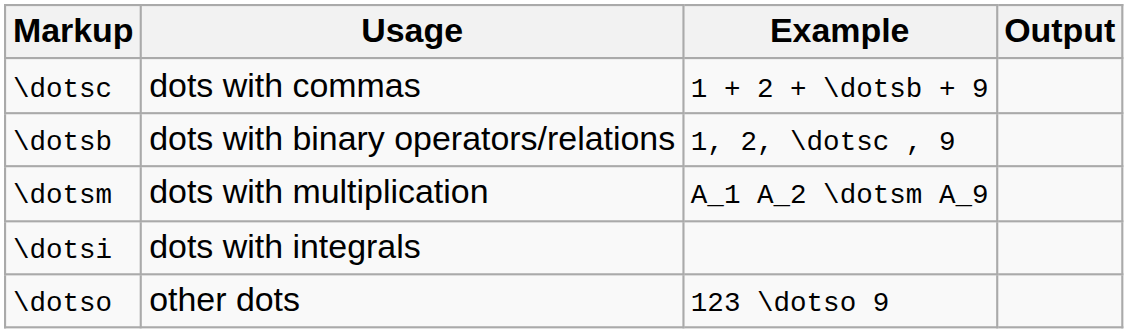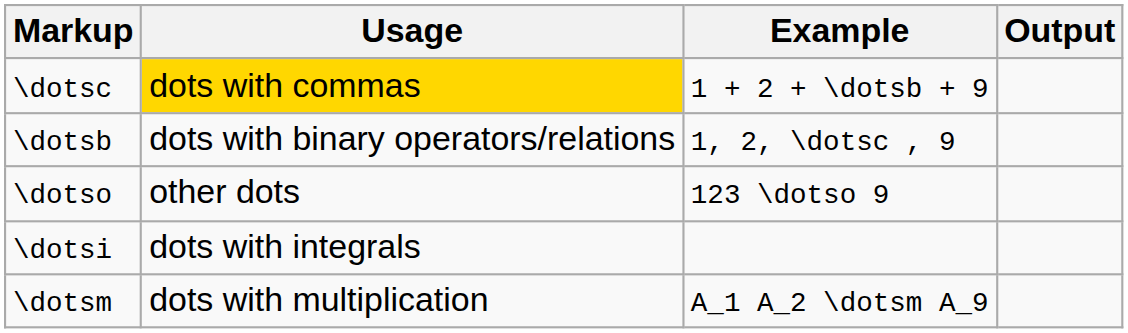(285, 85) no background -> (285, 85) gold background
rows swapped: (62, 197) <-> (62, 304)
